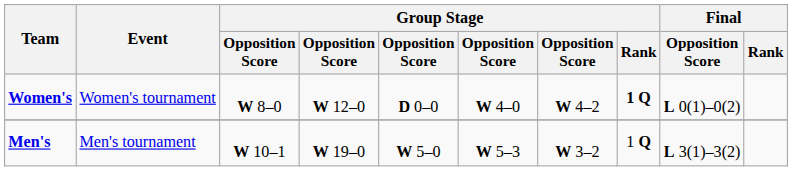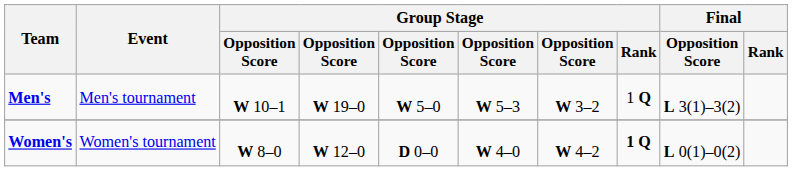rows swapped: (29, 143) <-> (40, 97)
